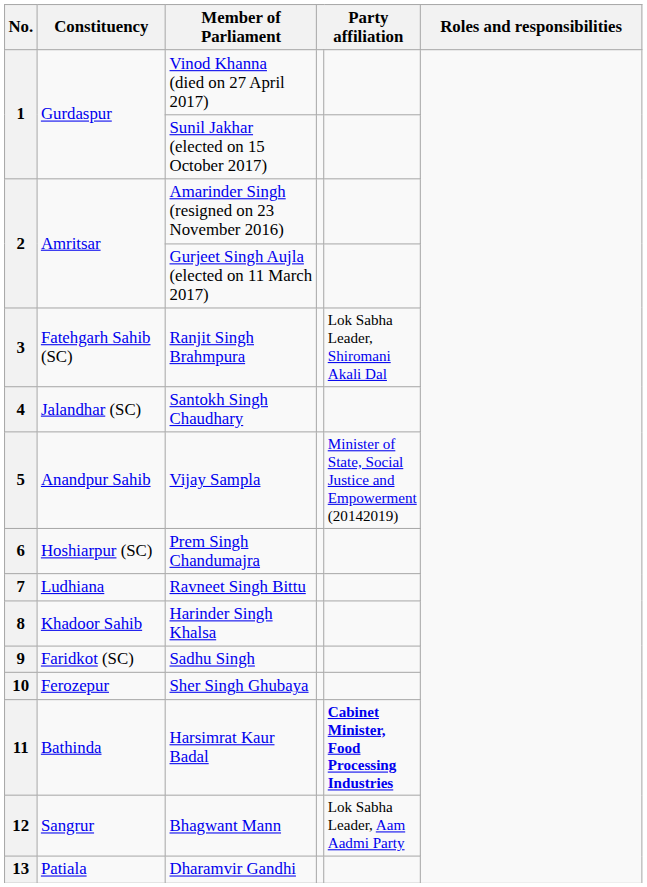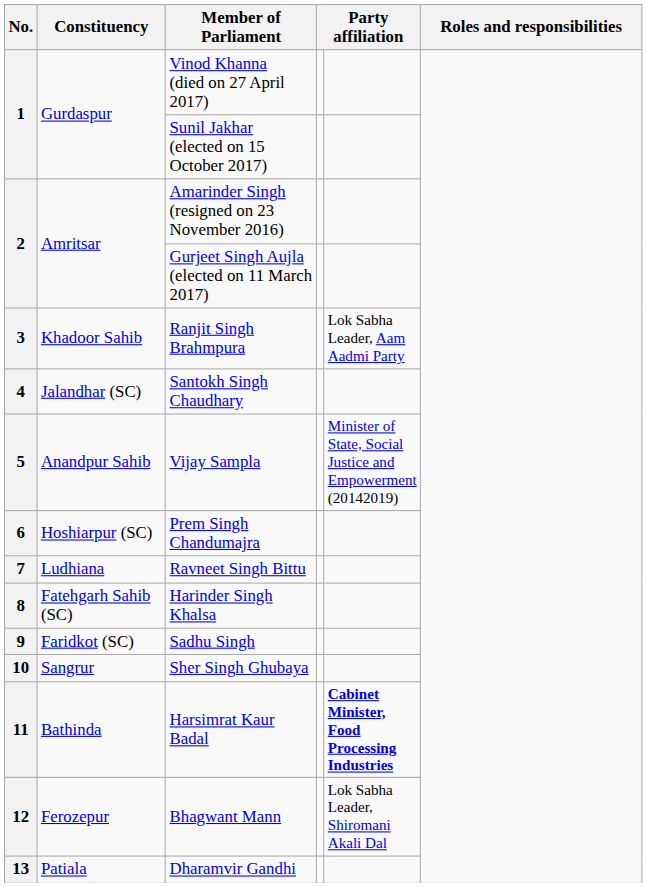(96, 347) Fatehgarh Sahib (SC) -> (92, 338) Khadoor Sahib
(360, 347) Lok Sabha Leader, Shiromani Akali Dal -> (366, 338) Lok Sabha Leader, Aam Aadmi Party
(92, 623) Khadoor Sahib -> (96, 605) Fatehgarh Sahib (SC)
(75, 685) Ferozepur -> (67, 668) Sangrur
(67, 825) Sangrur -> (75, 816) Ferozepur
(366, 825) Lok Sabha Leader, Aam Aadmi Party -> (360, 816) Lok Sabha Leader, Shiromani Akali Dal
